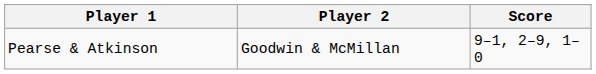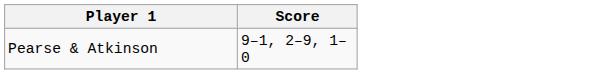- column: (354, 17)
